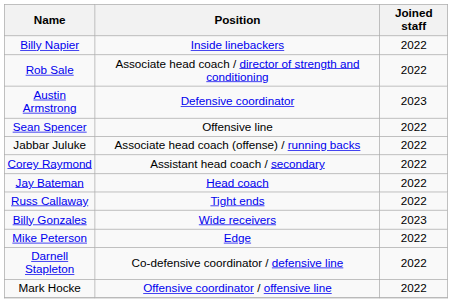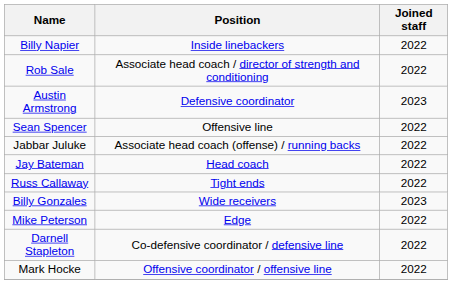- row: (50, 164)
